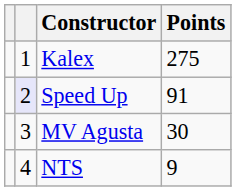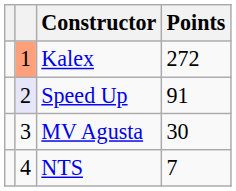(26, 59) no background -> (26, 59) lightsalmon background
(183, 59) 275 -> (183, 59) 272
(172, 168) 9 -> (172, 168) 7
